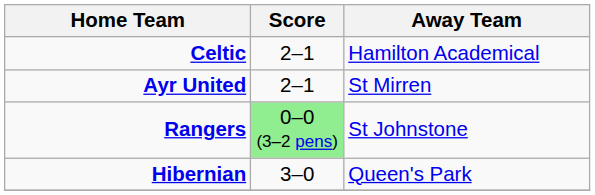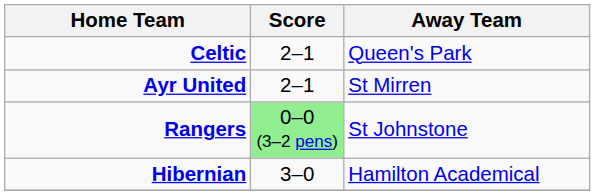(444, 53) Hamilton Academical -> (410, 53) Queen's Park
(410, 173) Queen's Park -> (444, 173) Hamilton Academical
